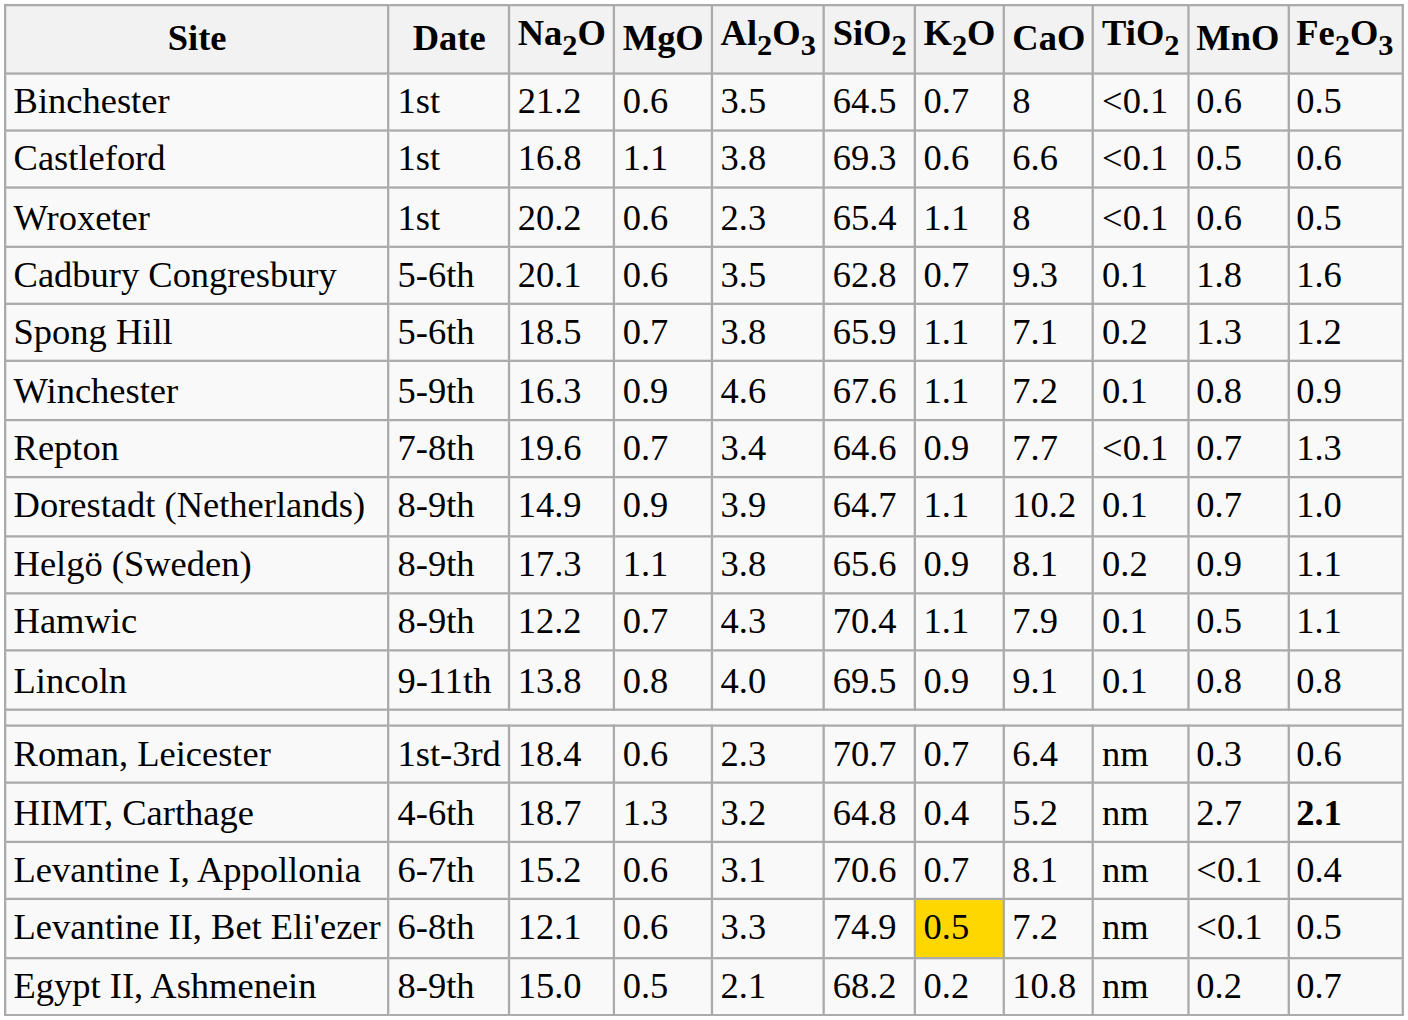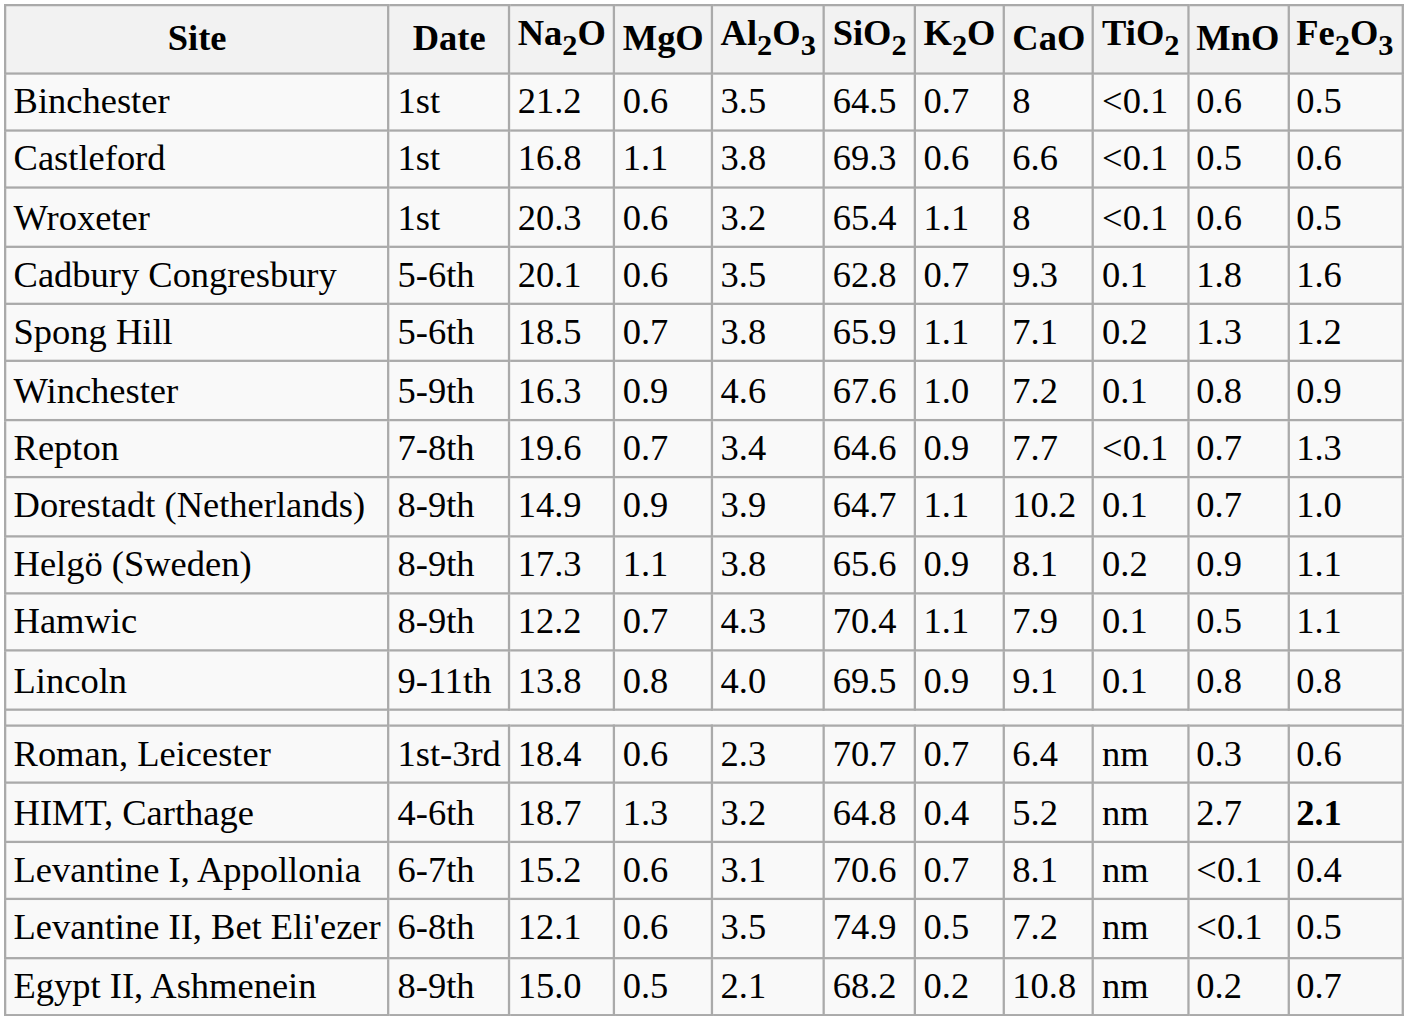(550, 216) 20.2 -> (550, 216) 20.3
(743, 216) 2.3 -> (743, 216) 3.2
(946, 390) 1.1 -> (946, 390) 1.0
(743, 927) 3.3 -> (743, 927) 3.5
(946, 927) gold background -> (946, 927) no background
